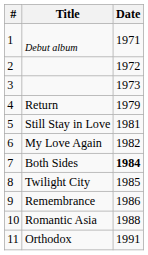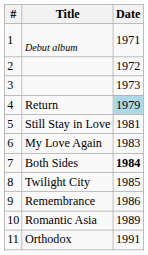(128, 104) no background -> (128, 104) lightblue background
(128, 143) 1982 -> (128, 143) 1983
(128, 220) 1988 -> (128, 220) 1989
